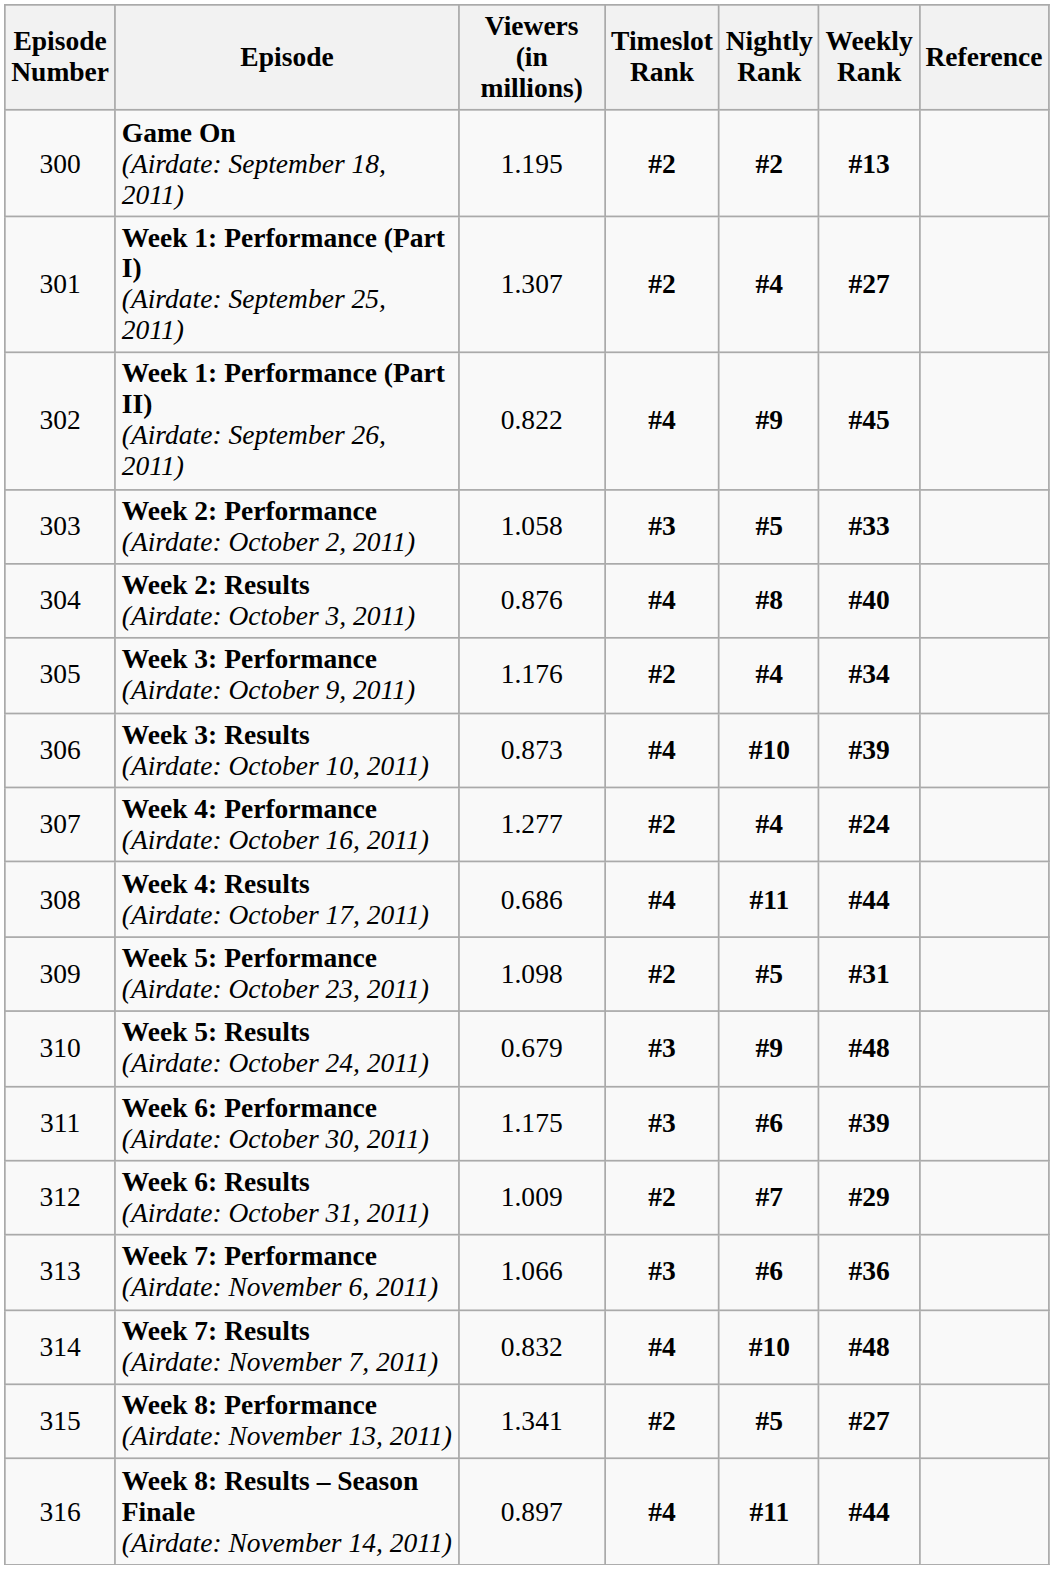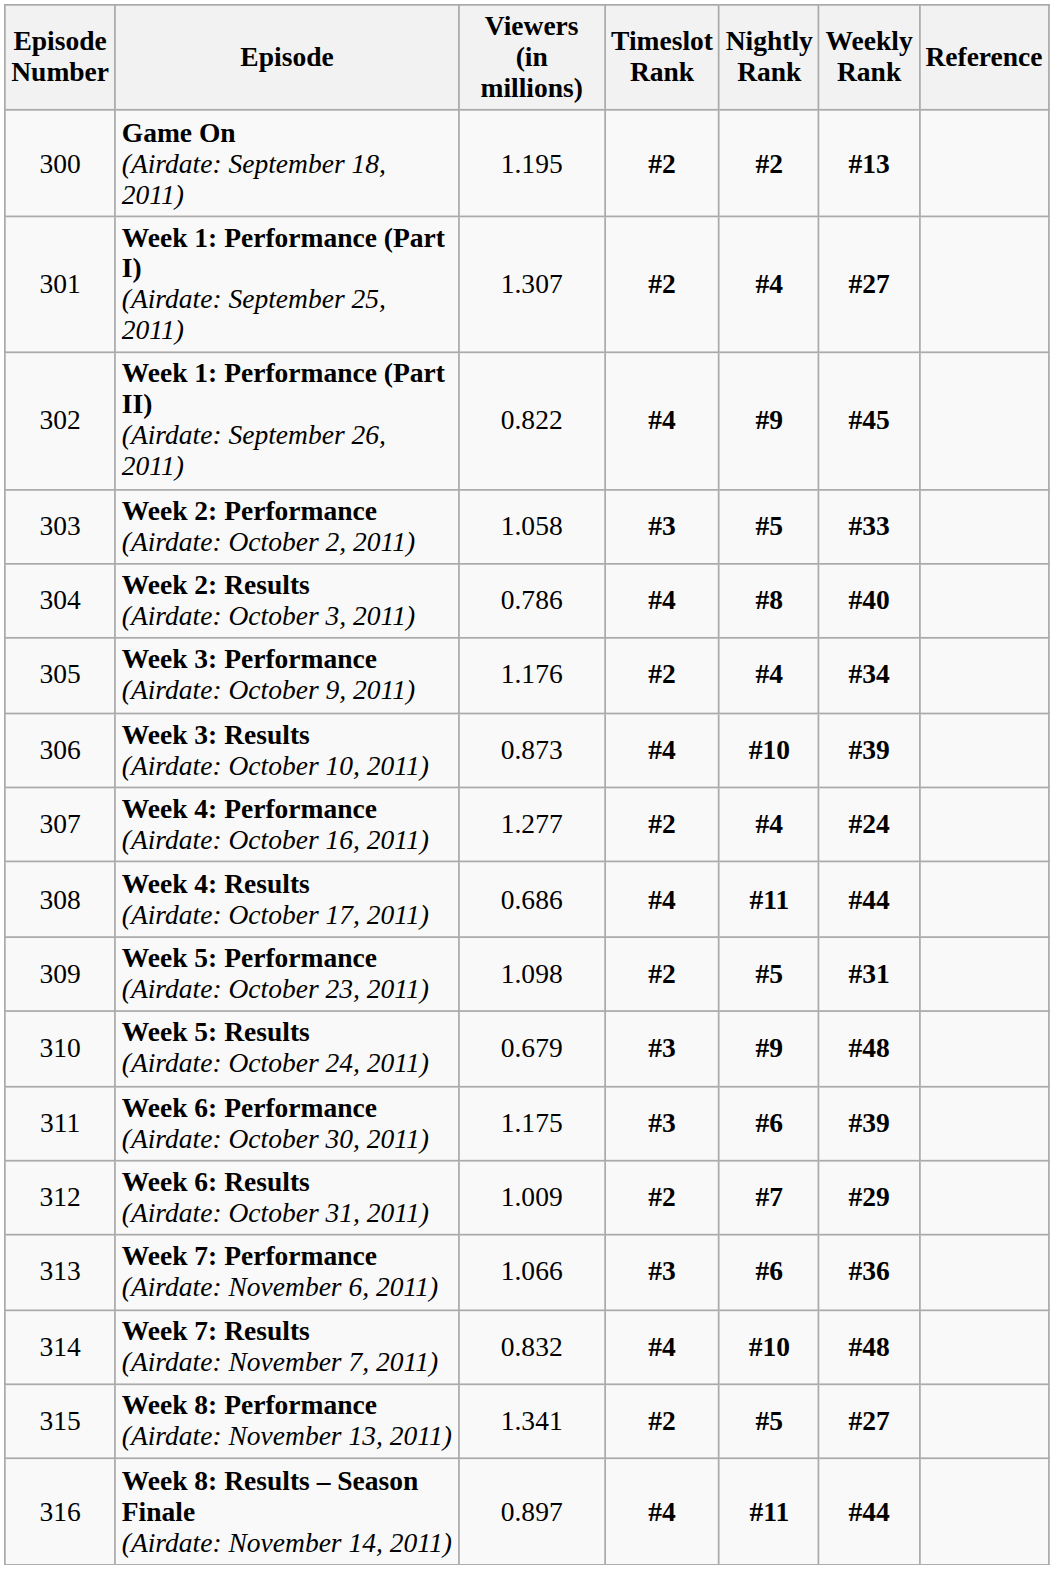(532, 600) 0.876 -> (532, 600) 0.786
